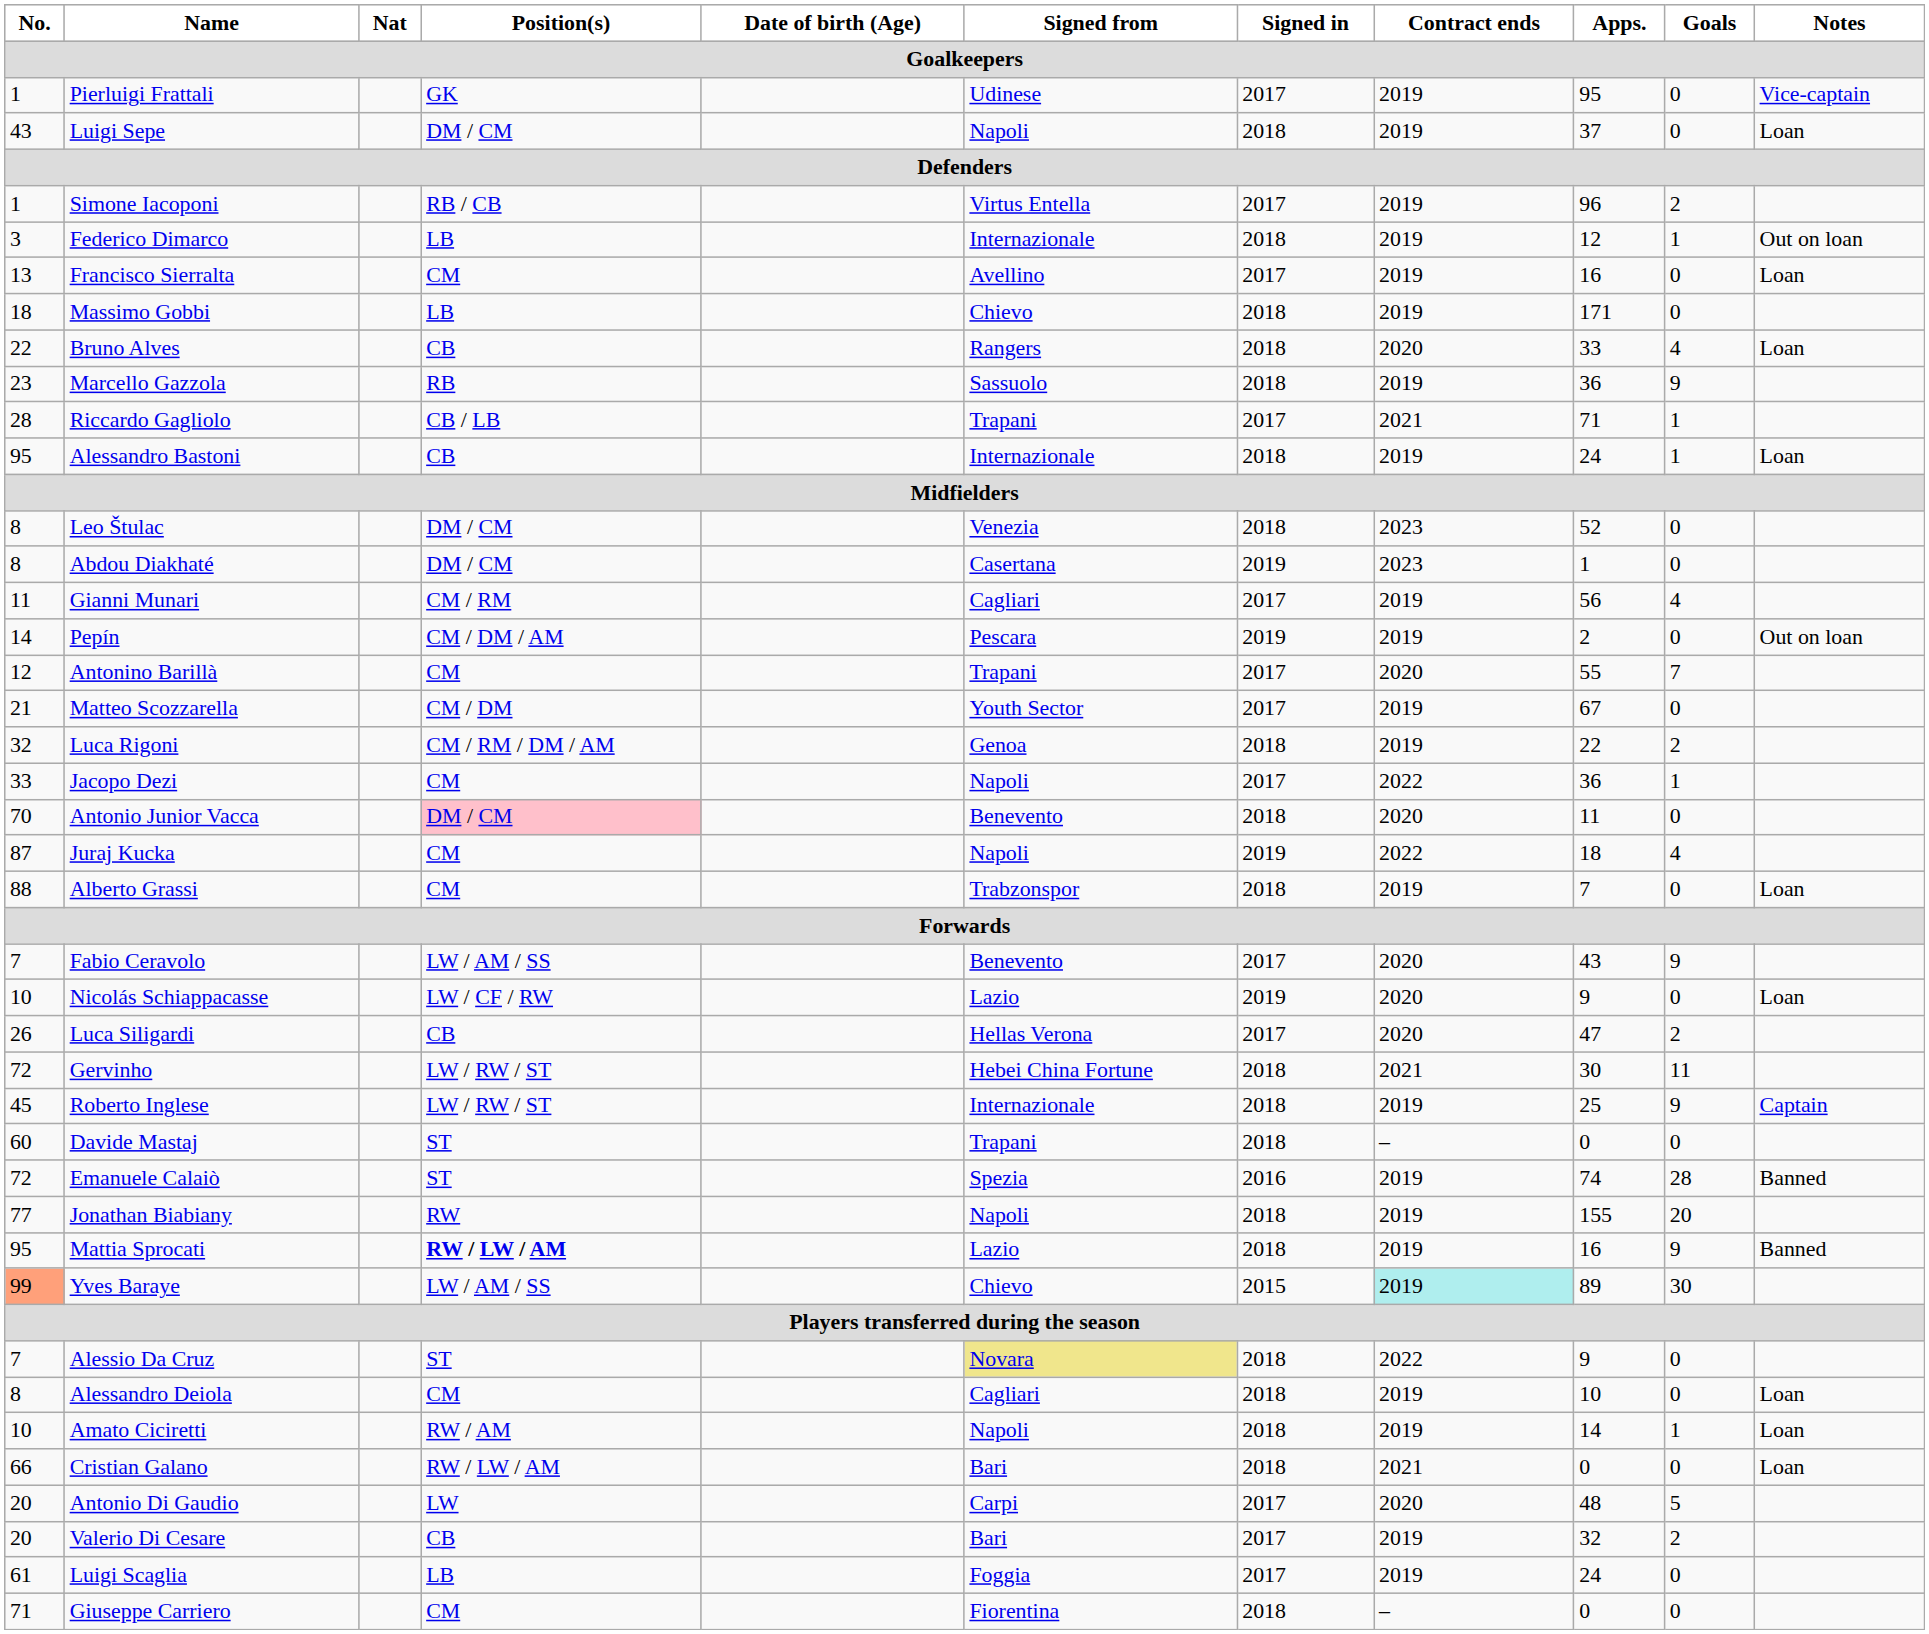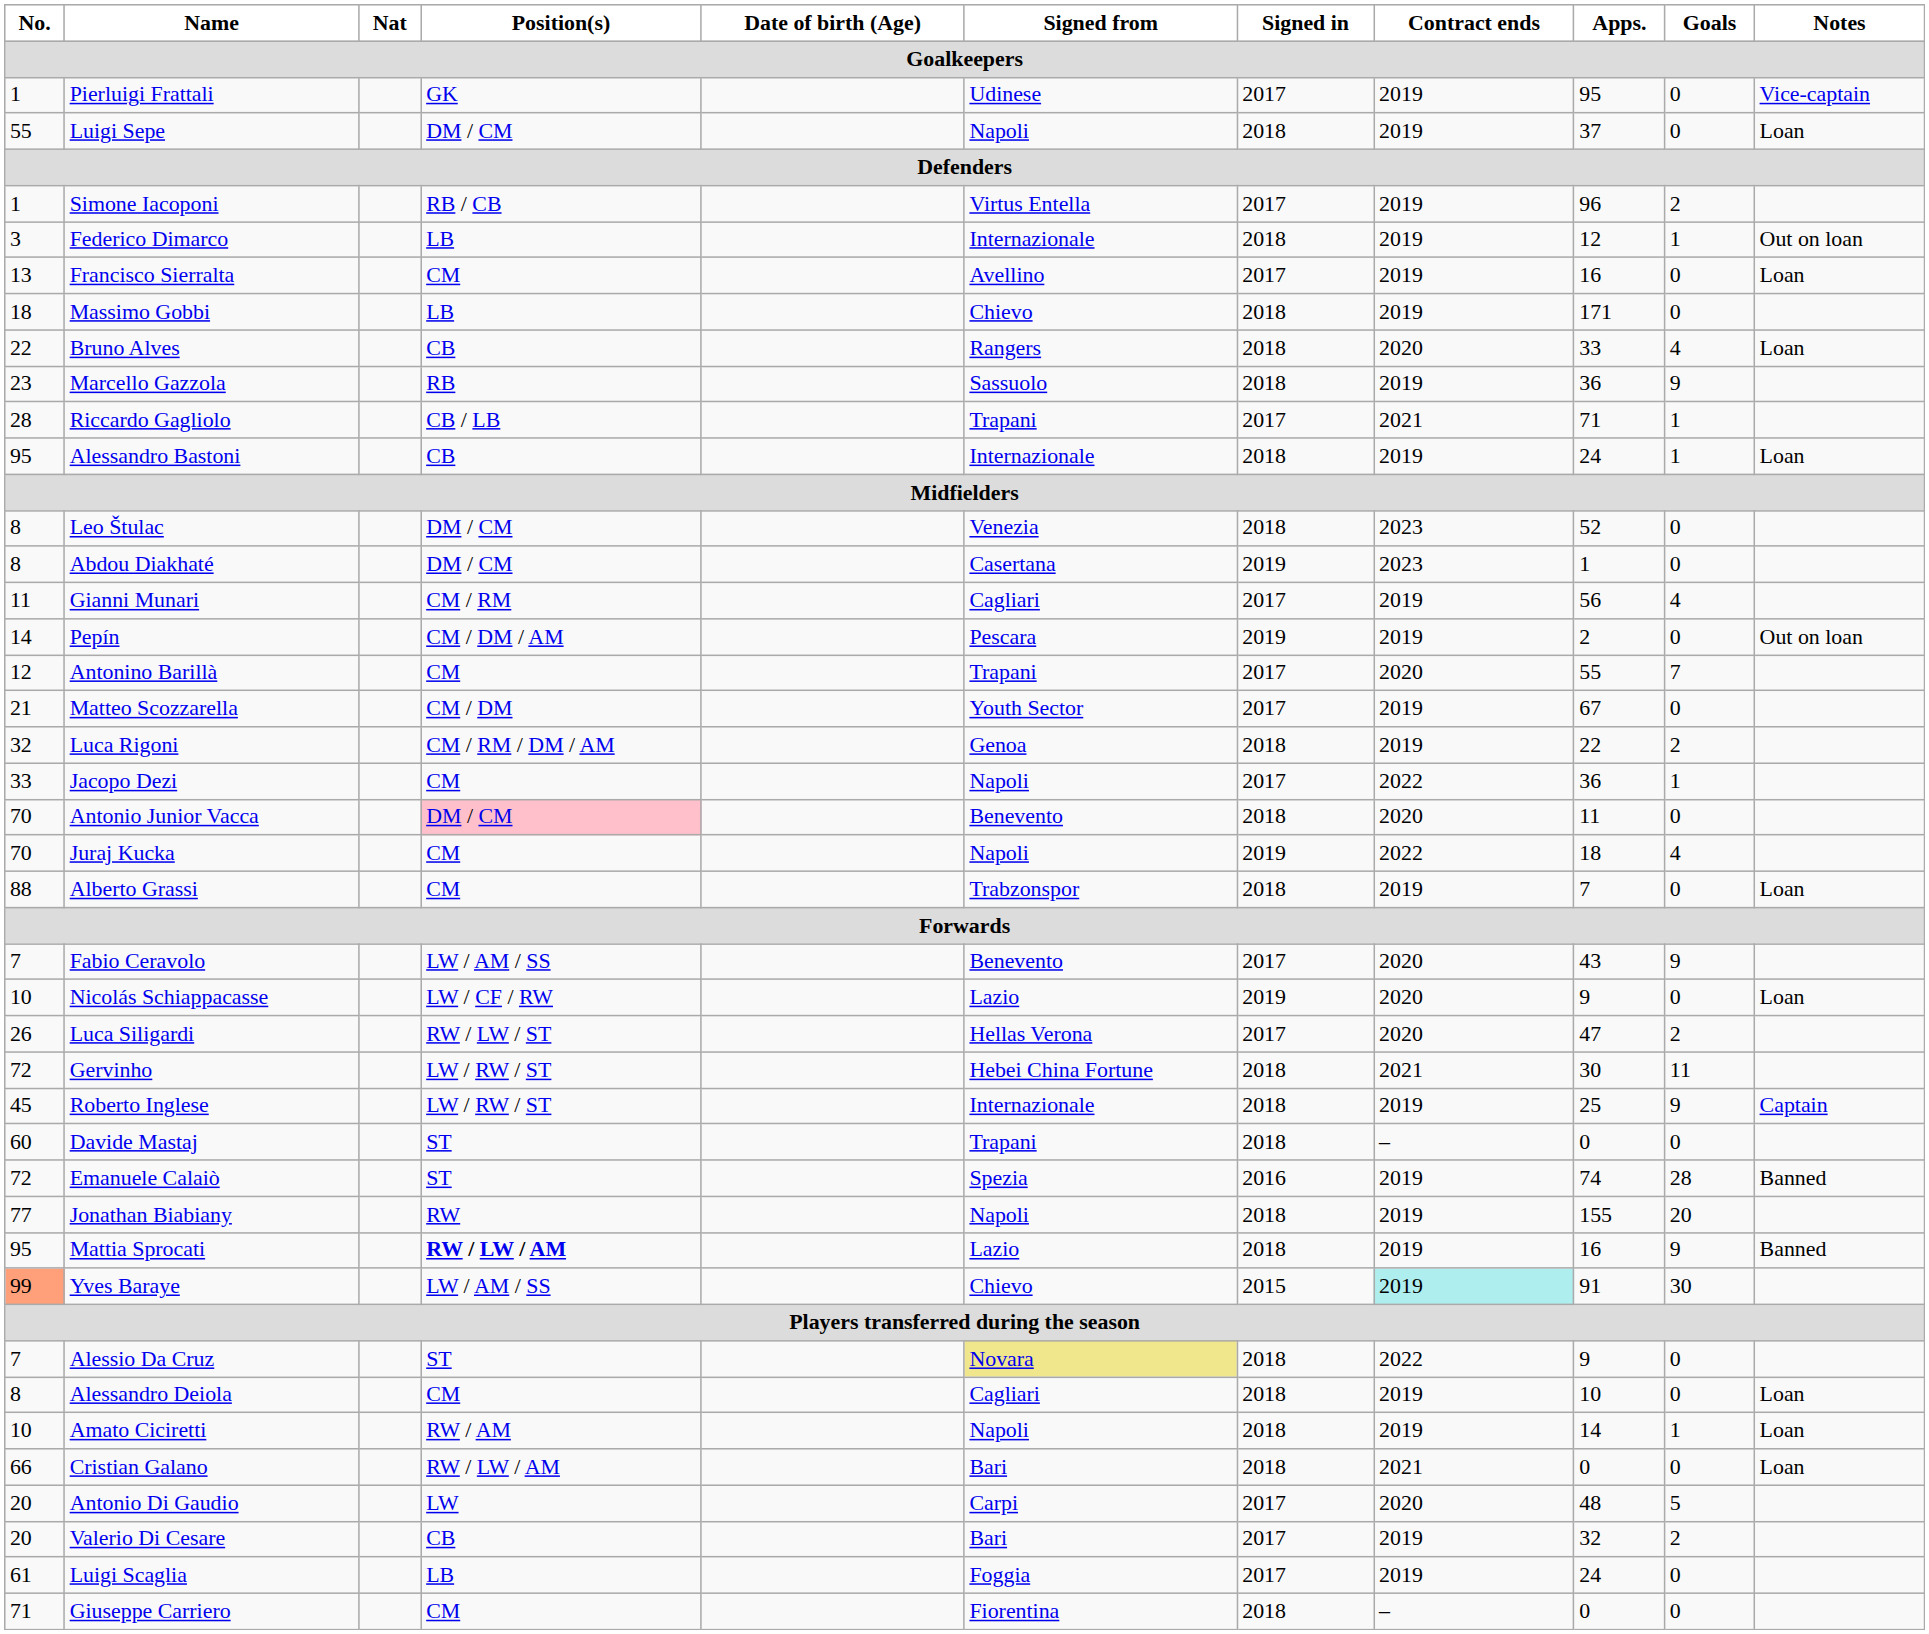(21, 131) 43 -> (21, 131) 55
(21, 853) 87 -> (21, 853) 70
(441, 1033) CB -> (489, 1033) RW / LW / ST
(1590, 1286) 89 -> (1590, 1286) 91
